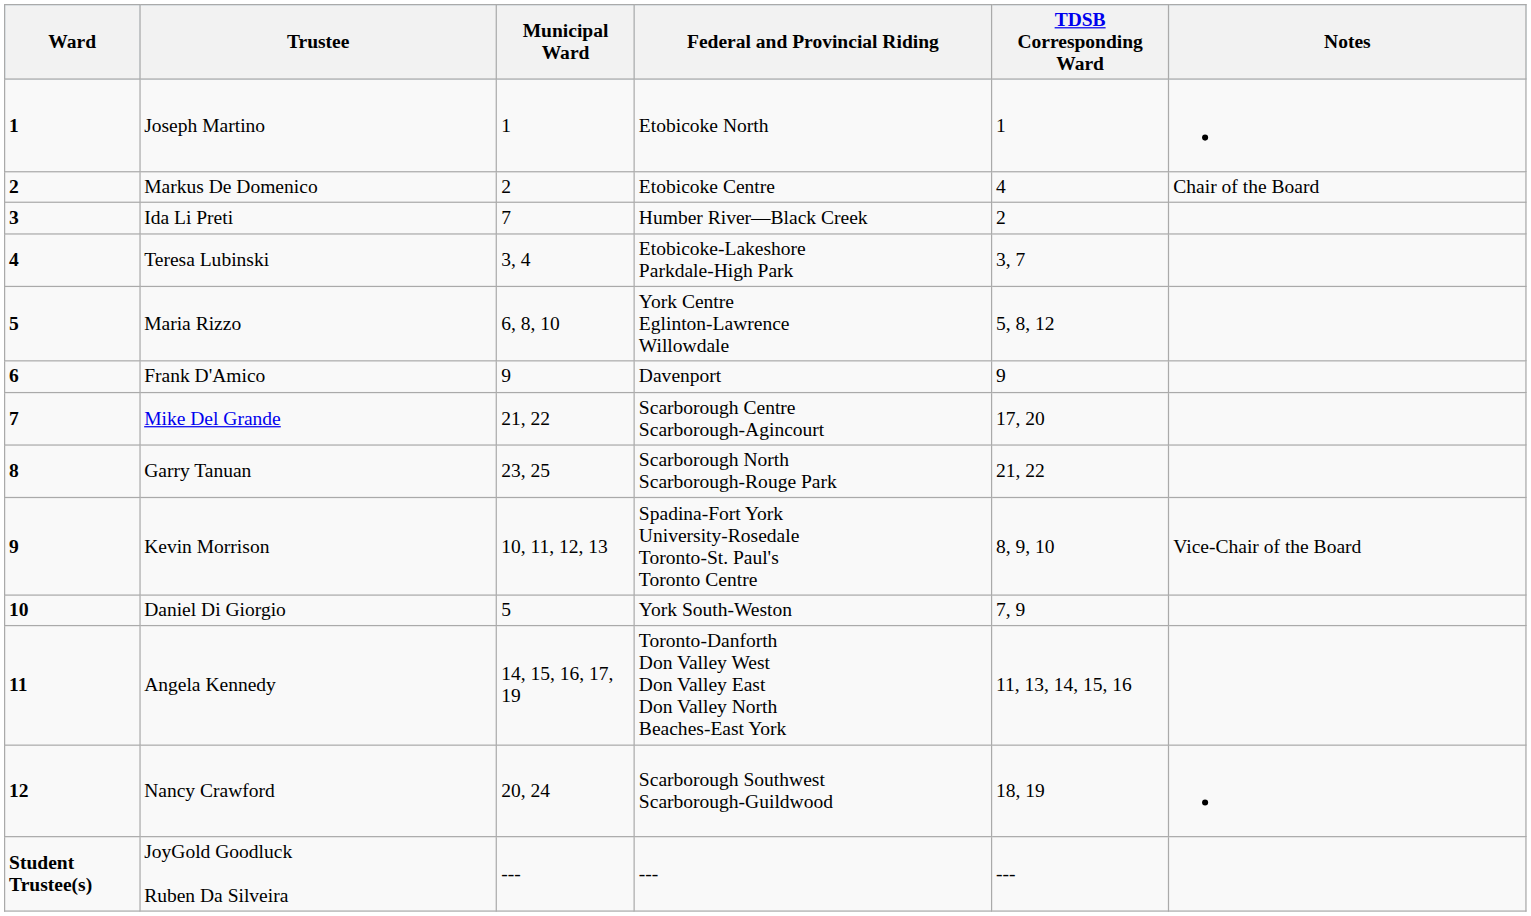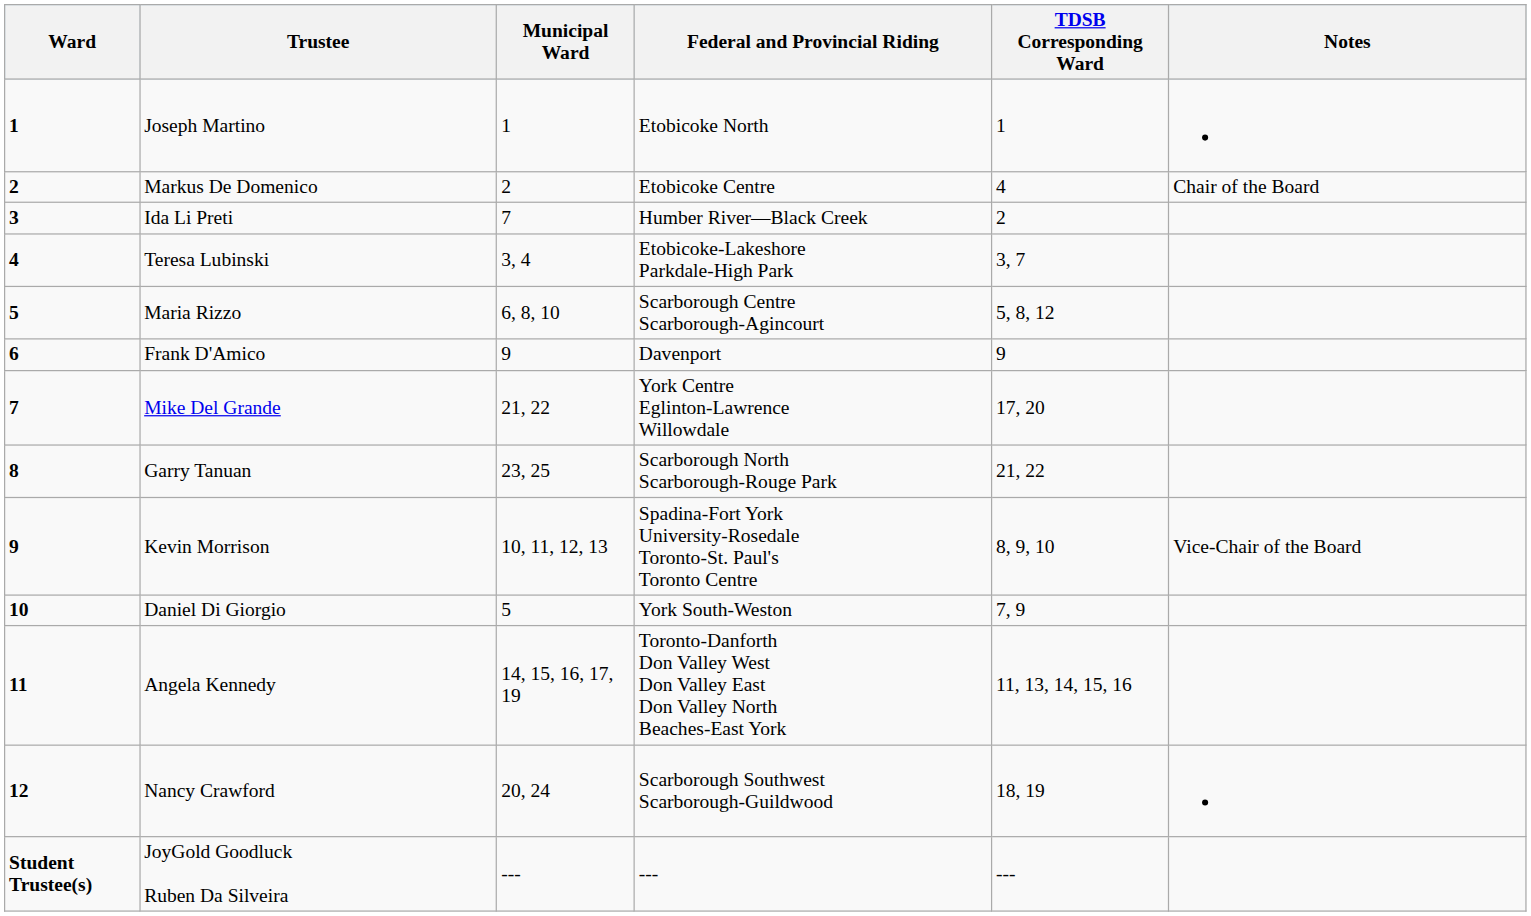(714, 323) York Centre Eglinton-Lawrence Willowdale -> (732, 312) Scarborough Centre Scarborough-Agincourt
(732, 418) Scarborough Centre Scarborough-Agincourt -> (714, 407) York Centre Eglinton-Lawrence Willowdale
